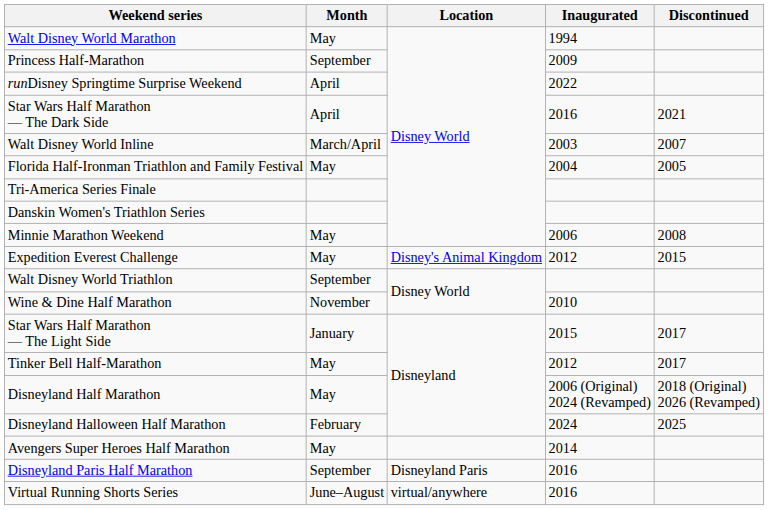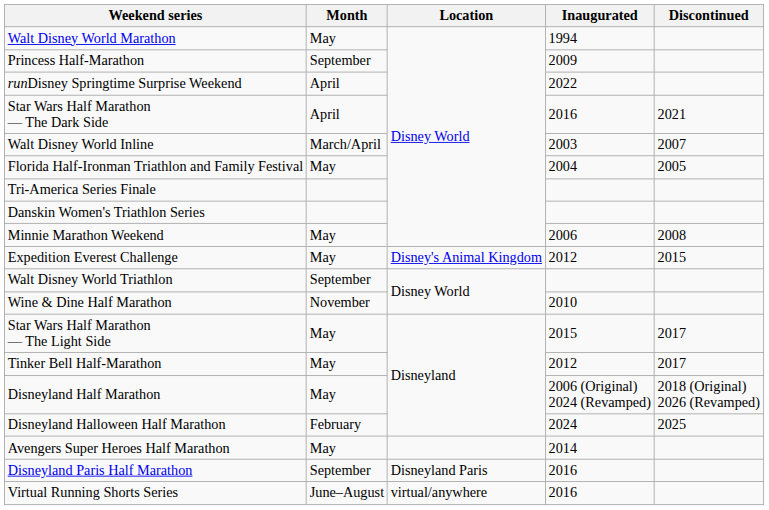(332, 333) January -> (323, 333) May
